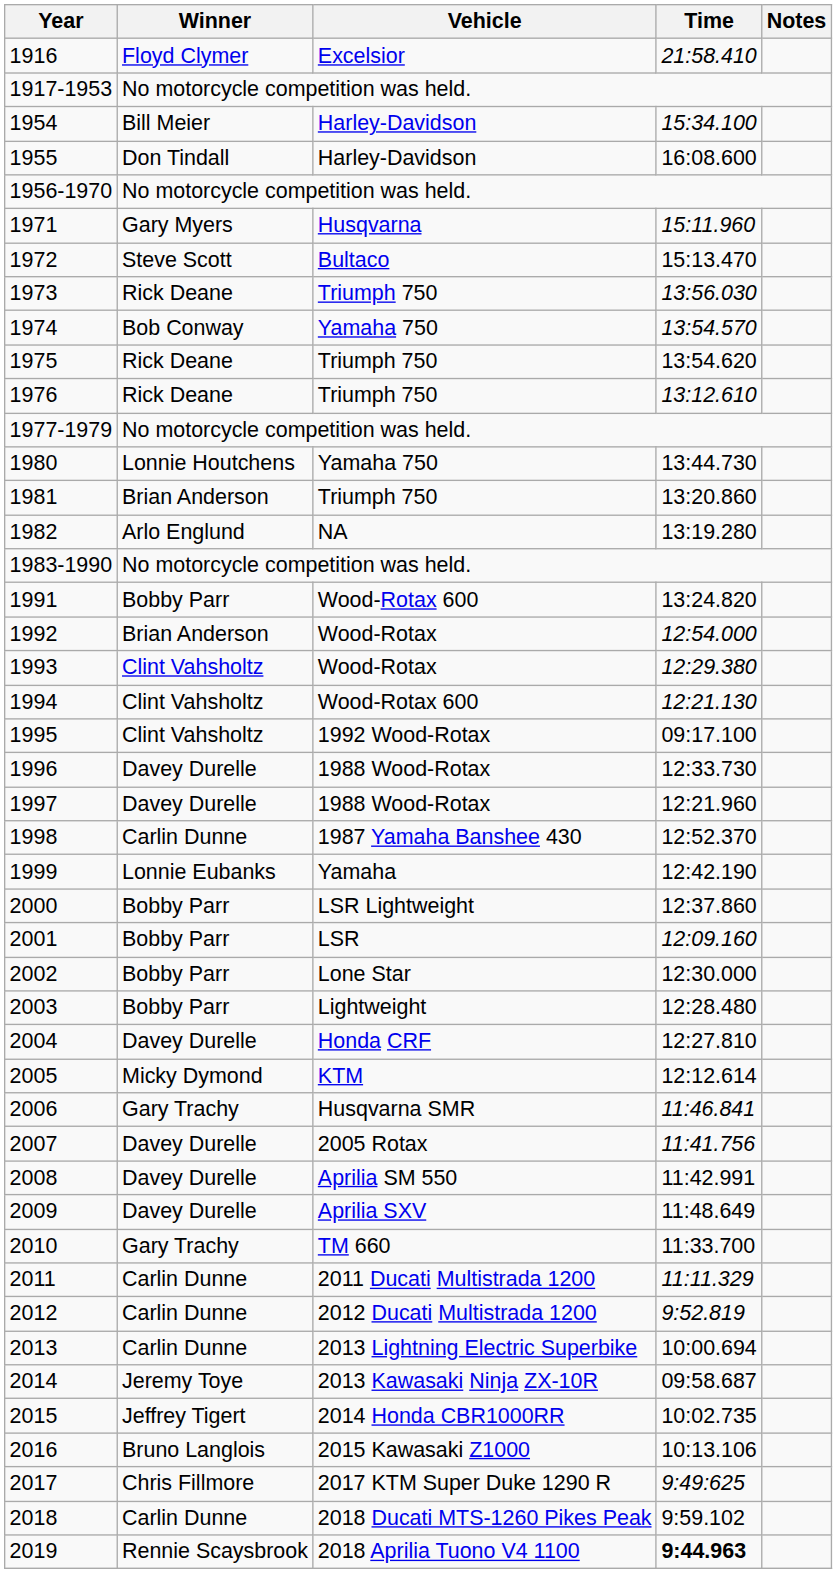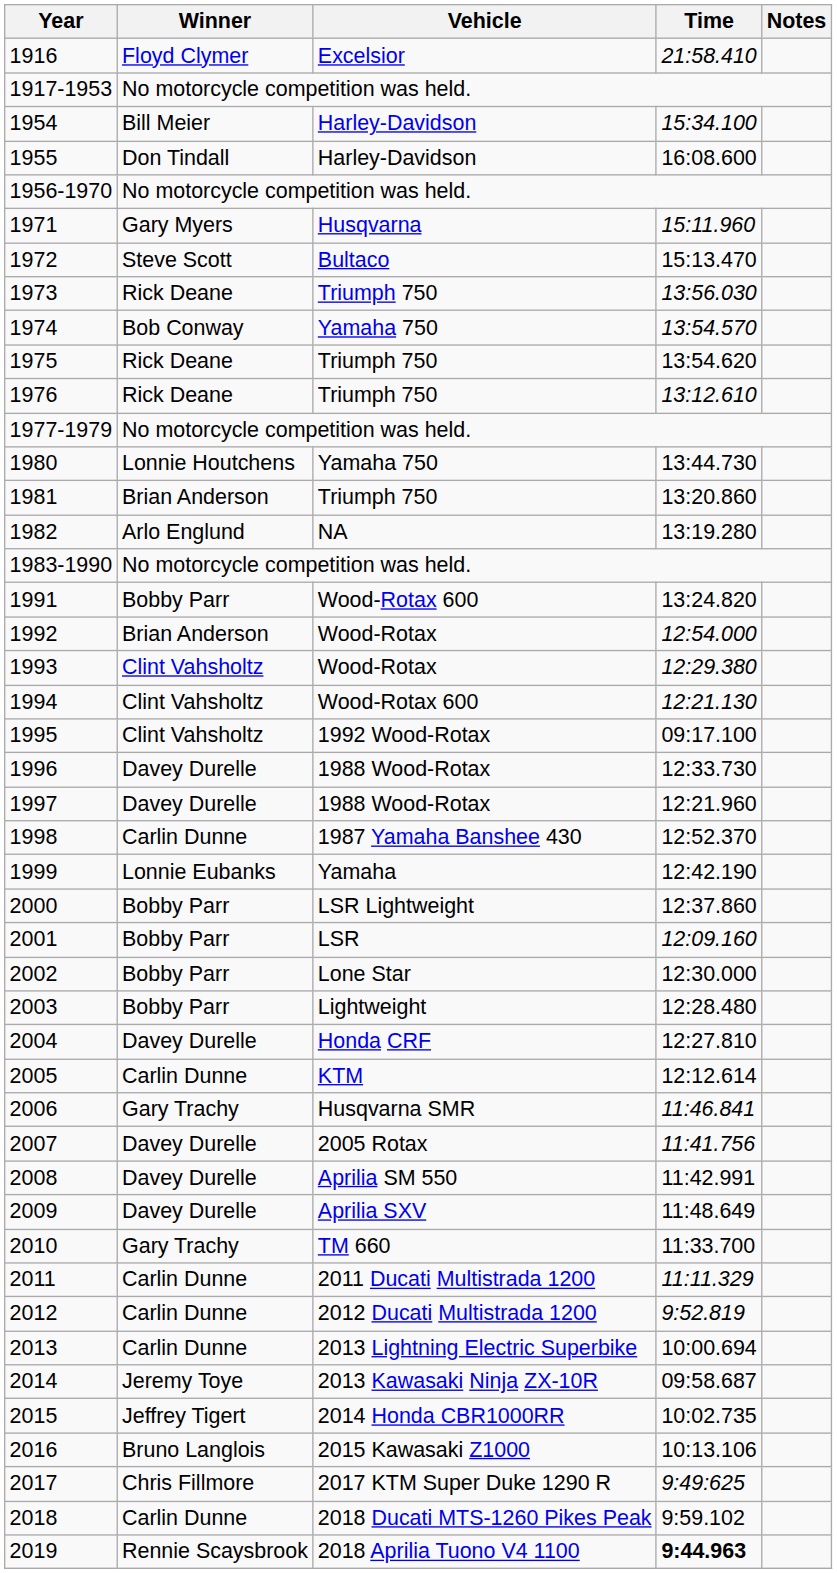(192, 1075) Micky Dymond -> (185, 1075) Carlin Dunne
